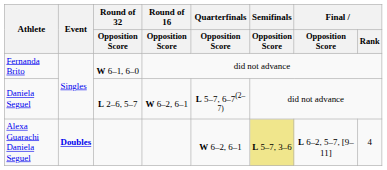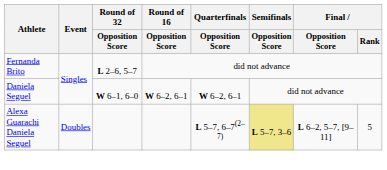(118, 71) W 6–1, 6–0 -> (117, 71) L 2–6, 5–7
(118, 104) L 2–6, 5–7 -> (117, 97) W 6–1, 6–0
(221, 103) L 5–7, 6–7(2–7) -> (220, 97) W 6–2, 6–1
(76, 142) bold -> (76, 127) normal
(221, 148) W 6–2, 6–1 -> (220, 131) L 5–7, 6–7(2–7)
(370, 142) 4 -> (370, 127) 5
